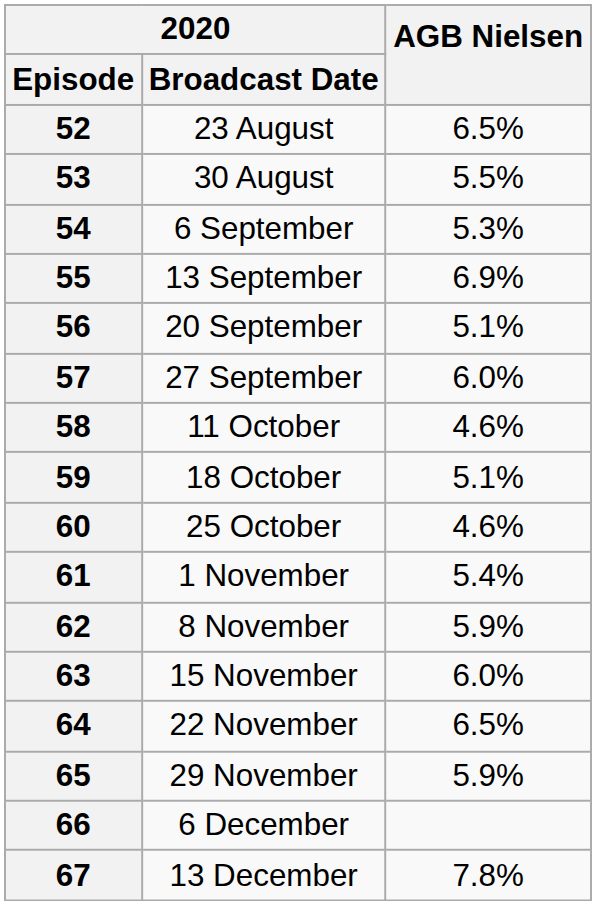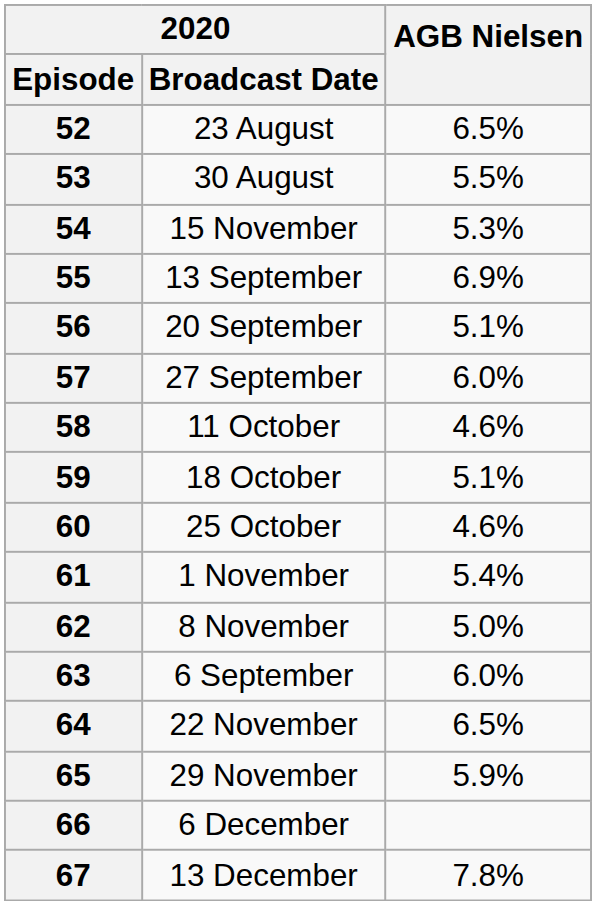(264, 228) 6 September -> (264, 228) 15 November
(488, 626) 5.9% -> (488, 626) 5.0%
(264, 675) 15 November -> (264, 675) 6 September
